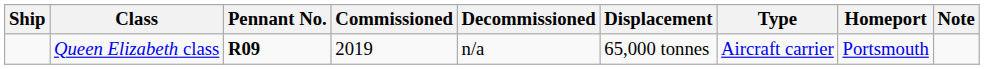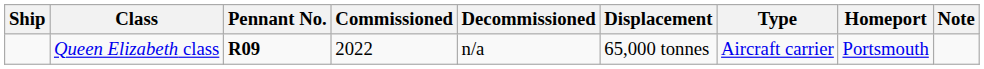(354, 49) 2019 -> (354, 49) 2022
